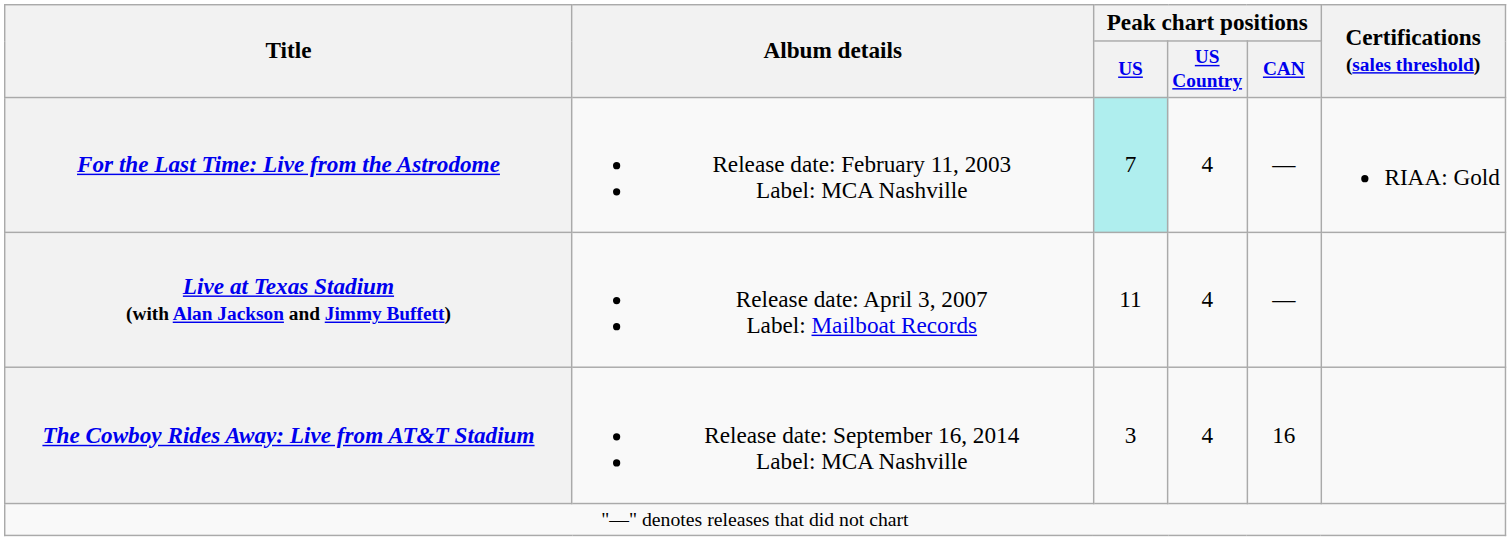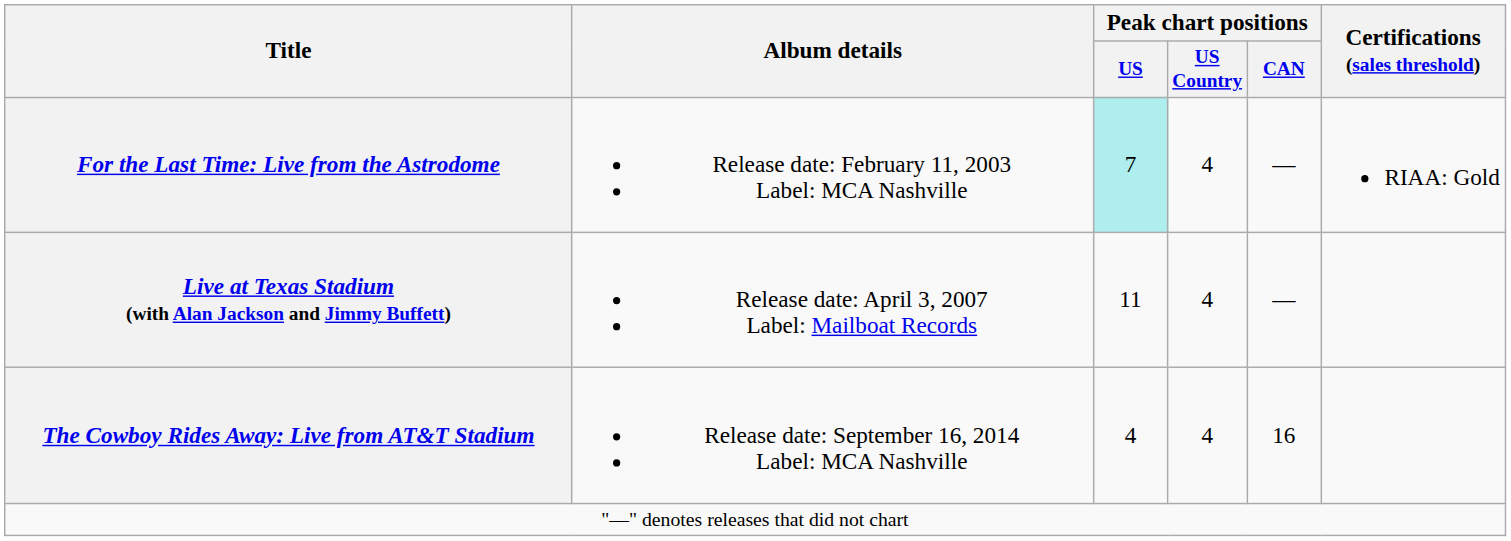(1131, 435) 3 -> (1131, 435) 4
